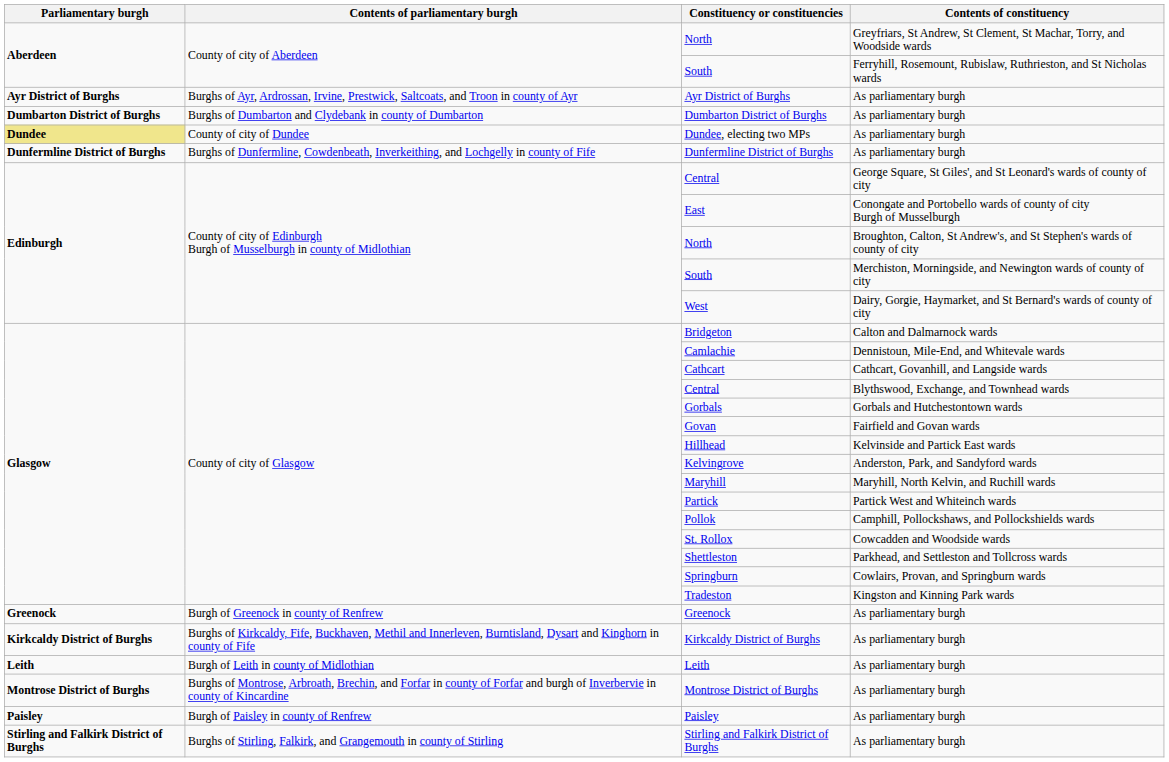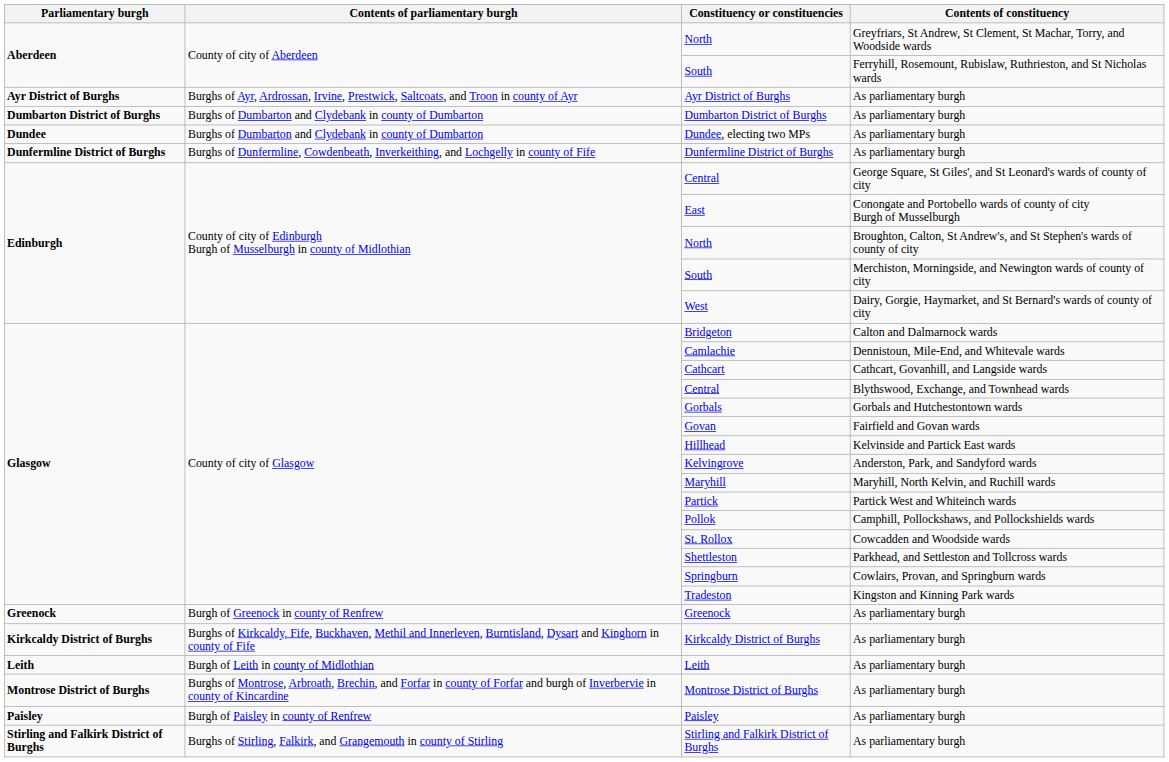(27, 134) khaki background -> (27, 134) no background
(249, 134) County of city of Dundee -> (336, 134) Burghs of Dumbarton and Clydebank in county of Dumbarton
